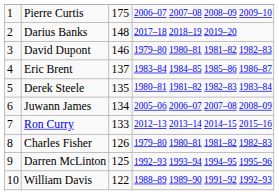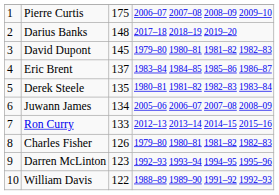(120, 50) 146 -> (120, 50) 145
(120, 161) 125 -> (120, 161) 123
